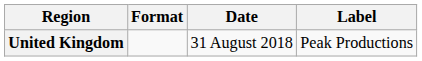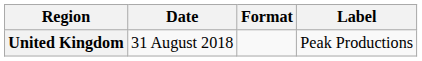columns swapped: (242, 17) <-> (157, 17)
